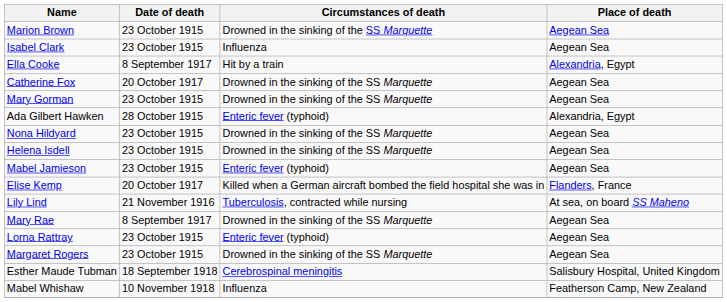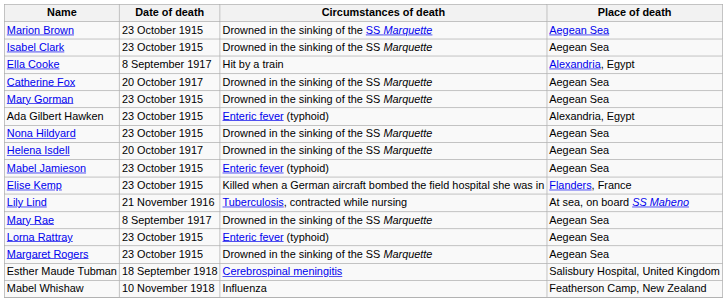(245, 47) Influenza -> (327, 47) Drowned in the sinking of the SS Marquette
(162, 116) 28 October 1915 -> (162, 116) 23 October 1915
(162, 151) 23 October 1915 -> (162, 151) 20 October 1917
(162, 185) 20 October 1917 -> (162, 185) 23 October 1915
